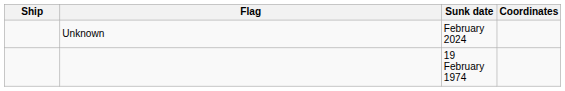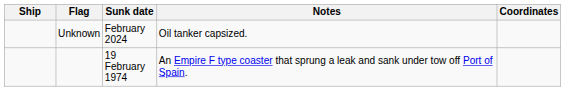+ column: (327, 12)
